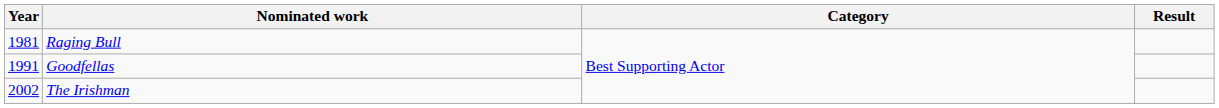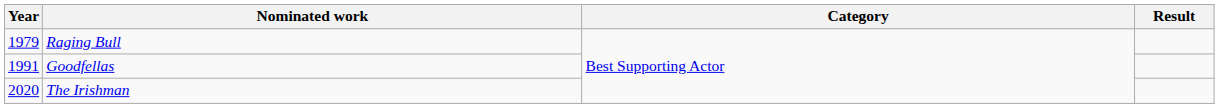(24, 41) 1981 -> (24, 41) 1979
(24, 90) 2002 -> (24, 90) 2020
